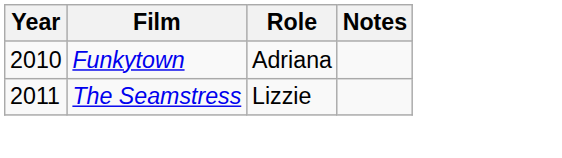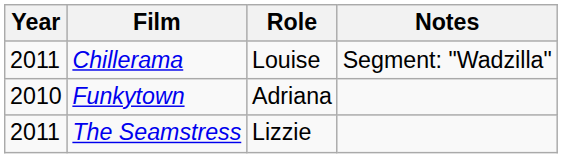+ row: (128, 59)
